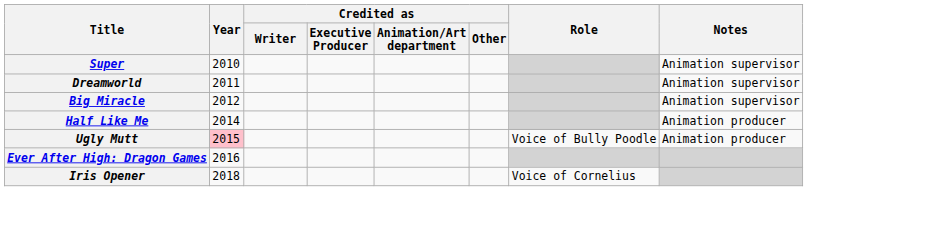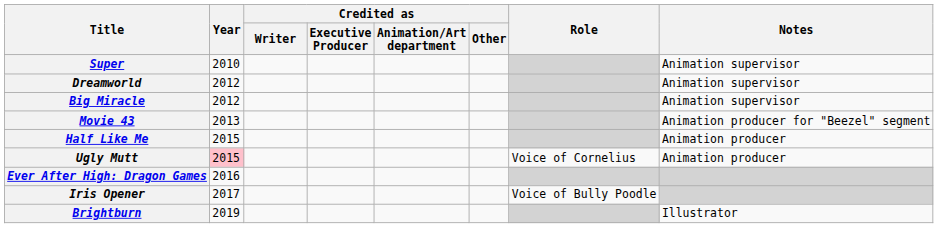(226, 83) 2011 -> (226, 83) 2012
+ row: (107, 120)
(226, 120) 2014 -> (226, 139) 2015
(584, 139) Voice of Bully Poodle -> (574, 157) Voice of Cornelius
(226, 176) 2018 -> (226, 195) 2017
(574, 176) Voice of Cornelius -> (584, 195) Voice of Bully Poodle
+ row: (107, 213)
